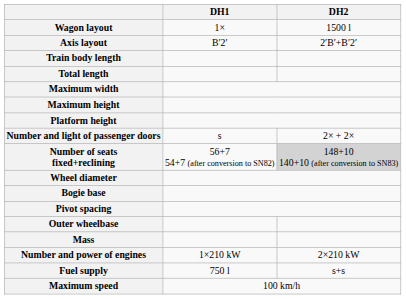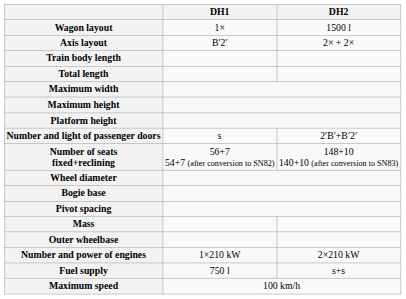(339, 43) 2′B′+B′2′ -> (339, 43) 2× + 2×
(339, 136) 2× + 2× -> (339, 136) 2′B′+B′2′
(339, 157) lightgrey background -> (339, 157) no background
rows swapped: (84, 224) <-> (84, 239)
